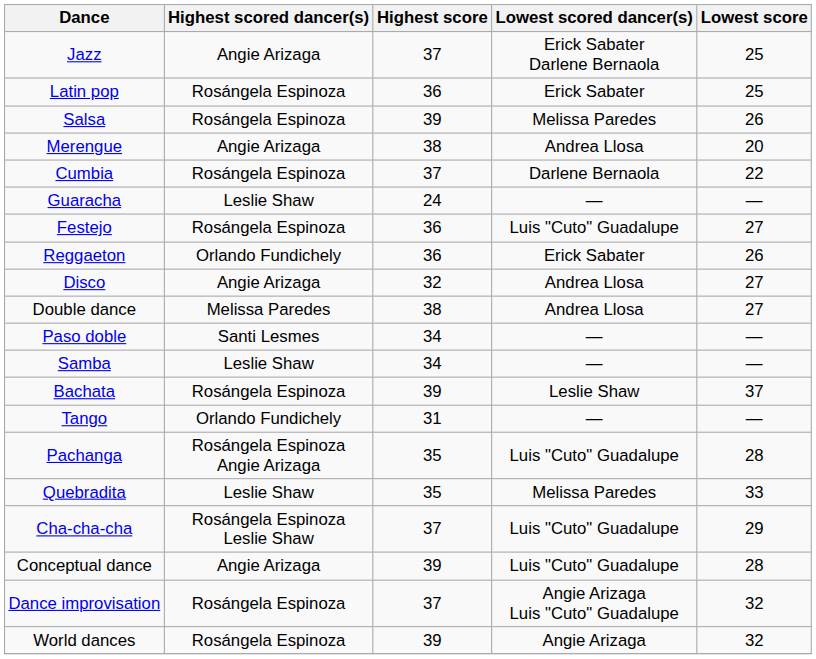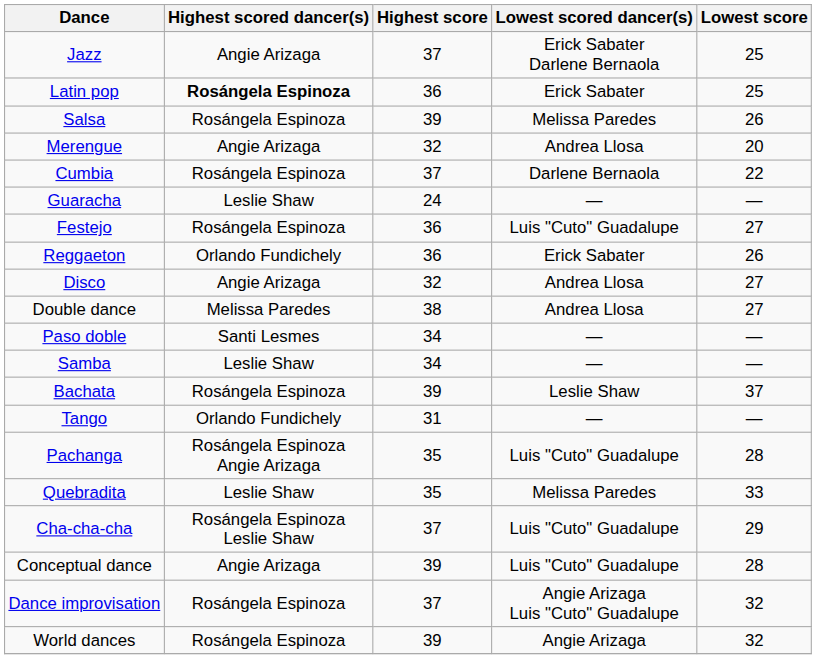(269, 91) normal -> (269, 91) bold
(432, 145) 38 -> (432, 145) 32
